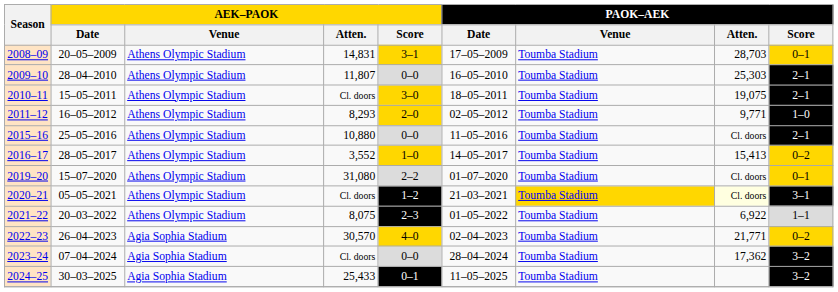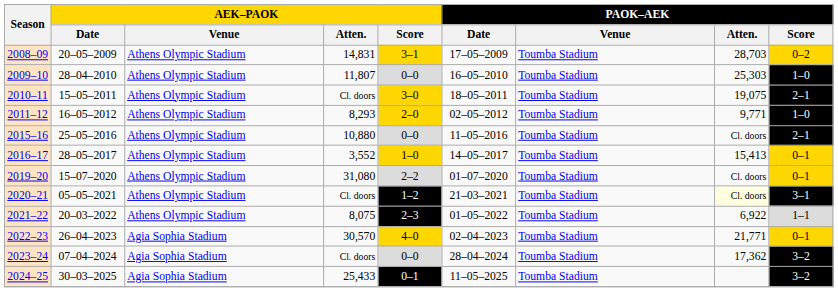(801, 54) 0–1 -> (801, 54) 0–2
(801, 75) 2–1 -> (801, 75) 1–0
(801, 155) 0–2 -> (801, 155) 0–1
(558, 195) gold background -> (558, 195) no background
(801, 236) 0–2 -> (801, 236) 0–1
